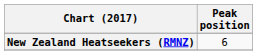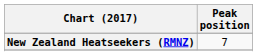(225, 42) 6 -> (225, 42) 7
